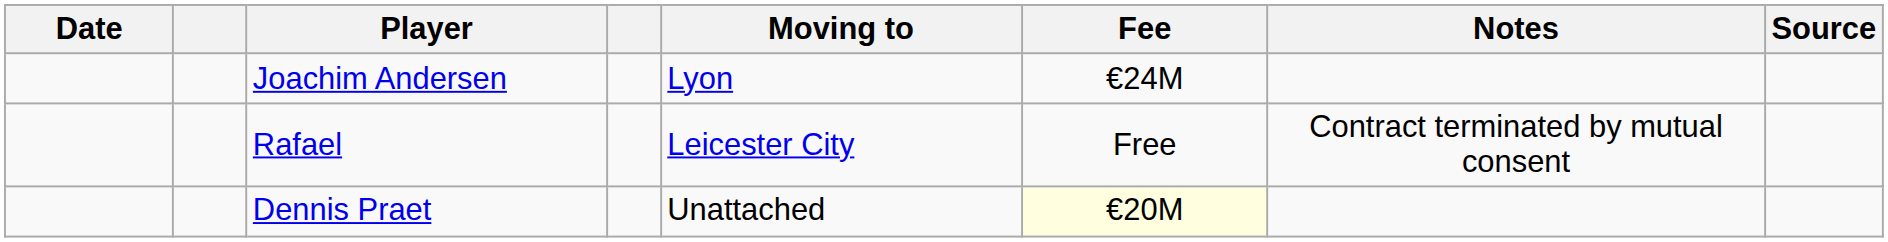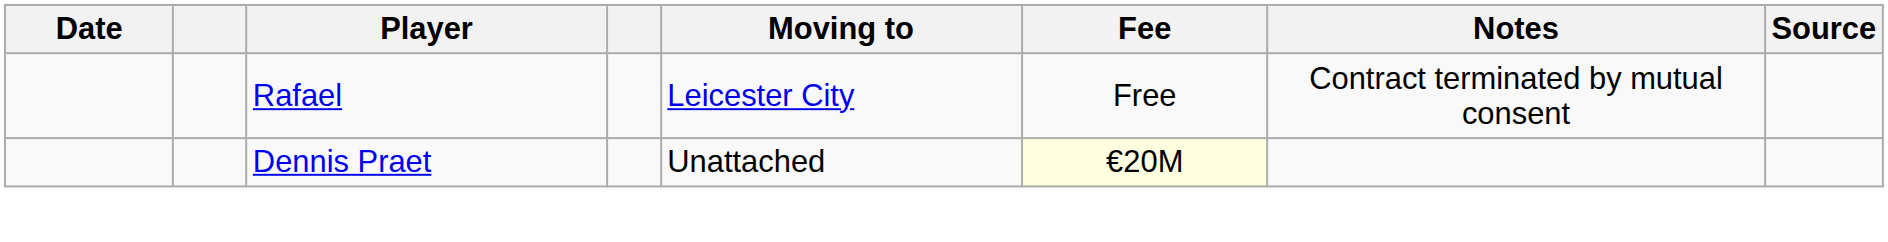- row: (380, 77)
